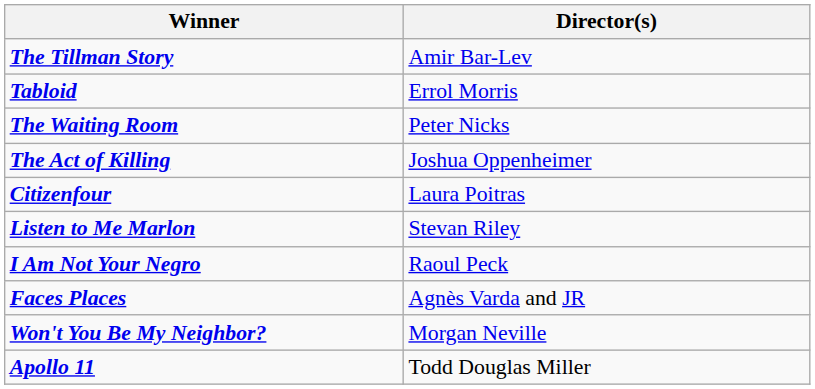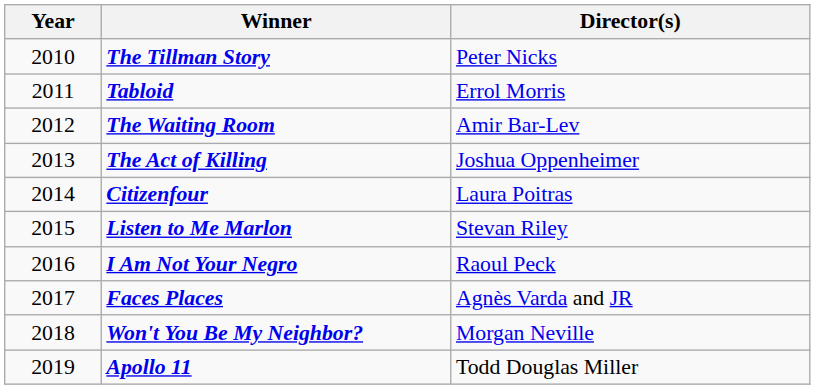+ column: (53, 21)
(470, 56) Amir Bar-Lev -> (506, 56) Peter Nicks
(459, 125) Peter Nicks -> (518, 125) Amir Bar-Lev
